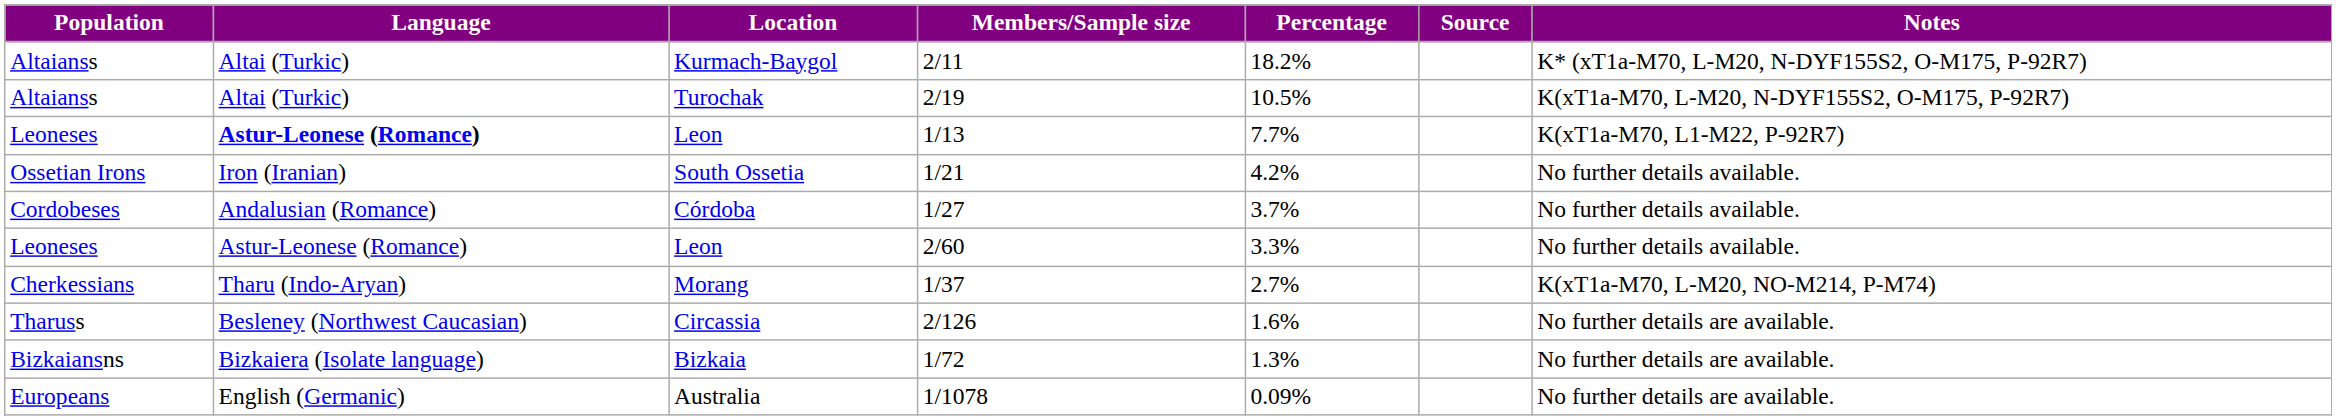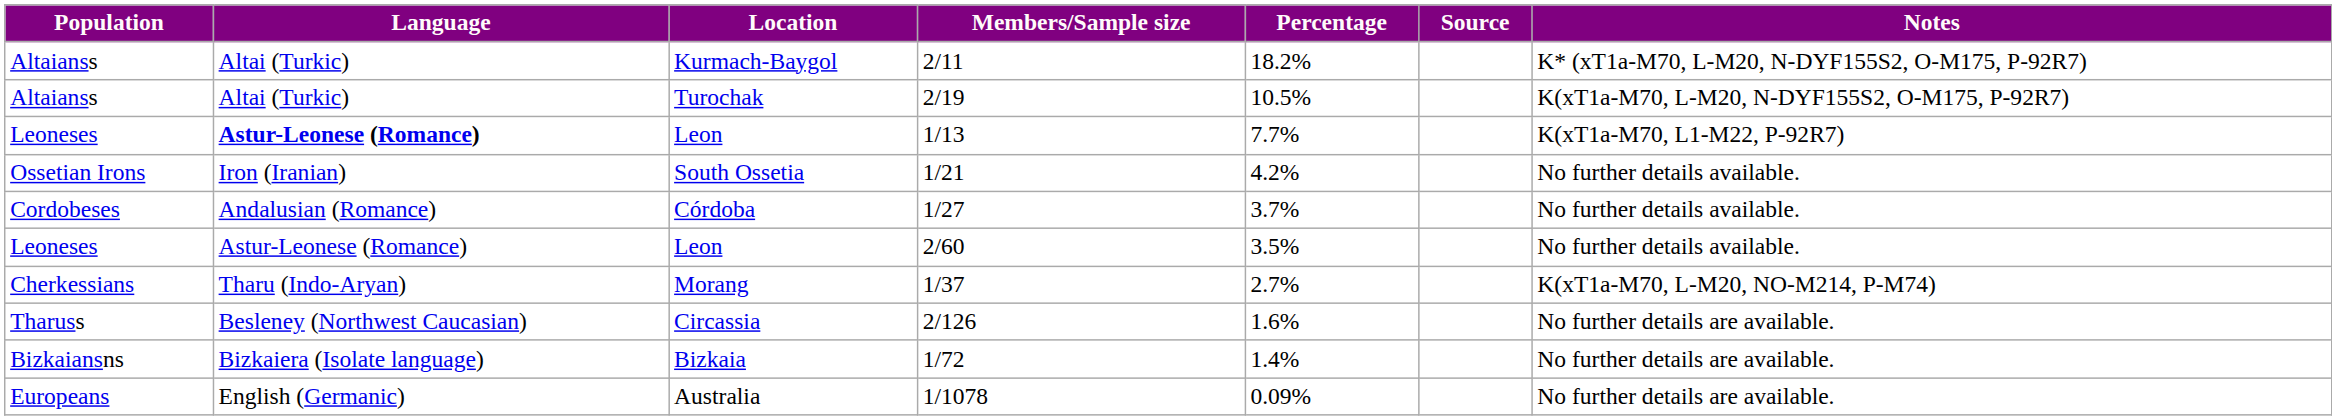(1275, 246) 3.3% -> (1275, 246) 3.5%
(1275, 358) 1.3% -> (1275, 358) 1.4%
